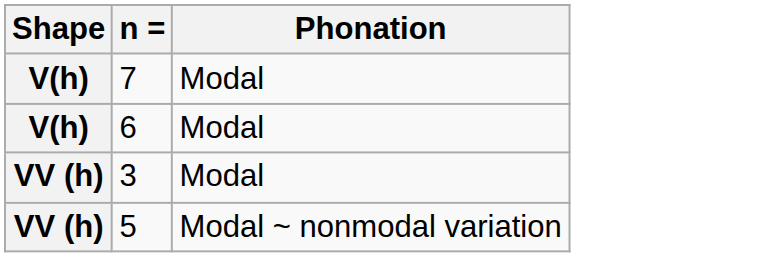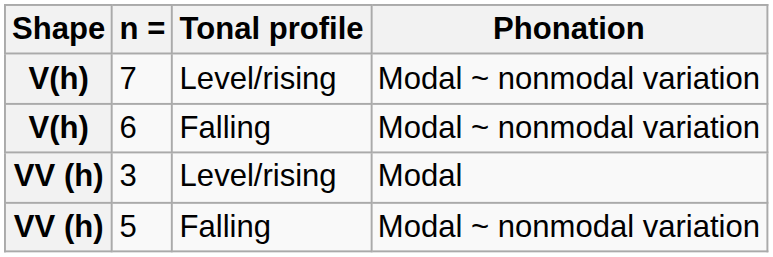+ column: (272, 29)
(222, 78) Modal -> (569, 78) Modal ~ nonmodal variation
(222, 127) Modal -> (569, 127) Modal ~ nonmodal variation
